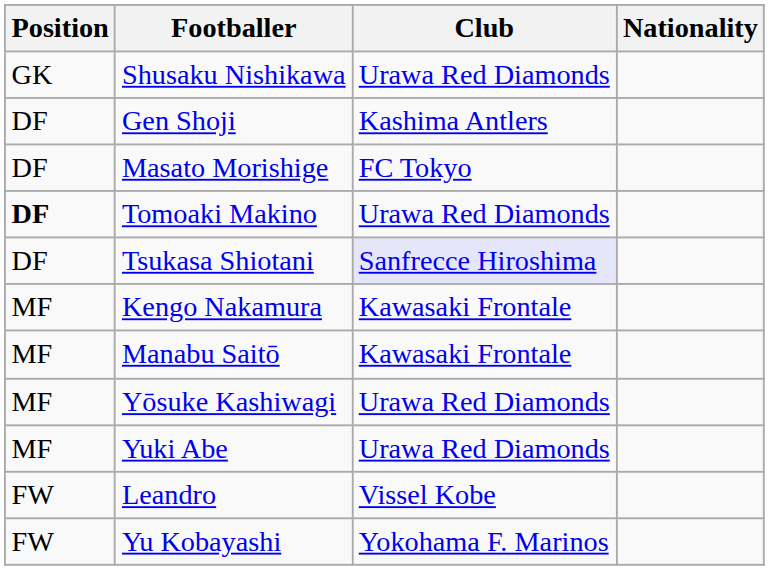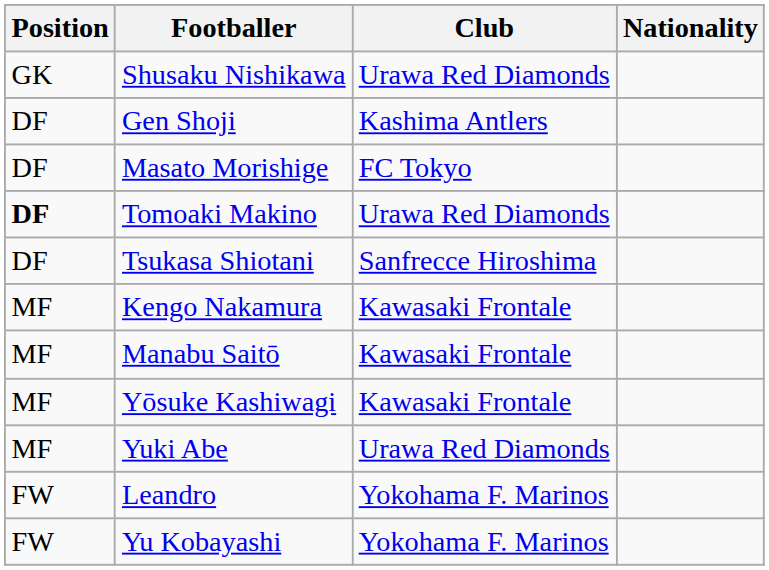(478, 261) lavender background -> (478, 261) no background
(484, 400) Urawa Red Diamonds -> (465, 400) Kawasaki Frontale
(427, 494) Vissel Kobe -> (484, 494) Yokohama F. Marinos
